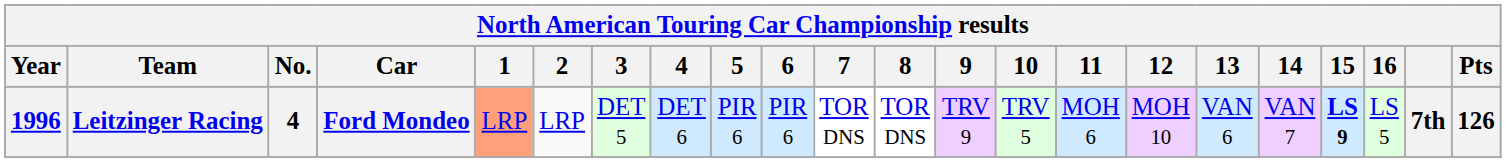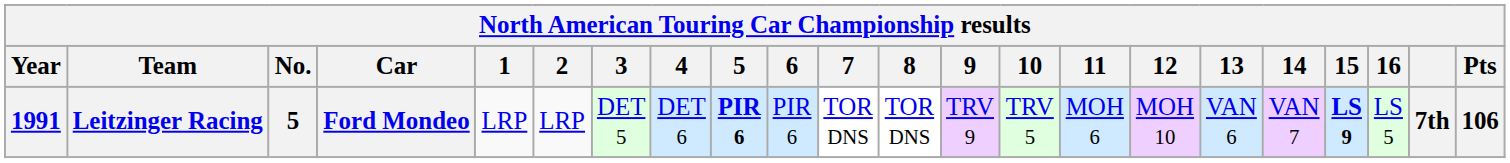(36, 121) 1996 -> (36, 121) 1991
(293, 121) 4 -> (293, 121) 5
(504, 121) lightsalmon background -> (504, 121) no background
(737, 120) normal -> (739, 121) bold
(1476, 121) 126 -> (1480, 121) 106
